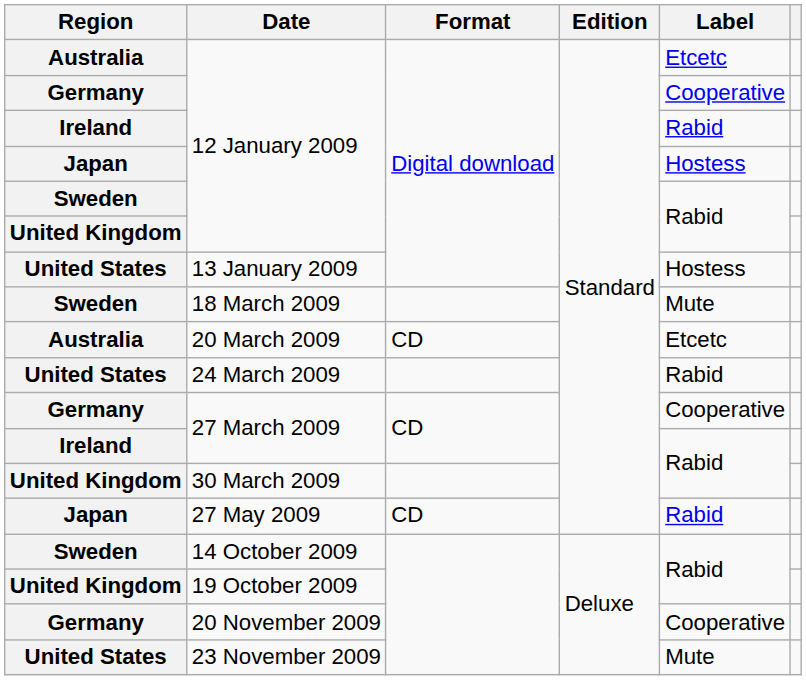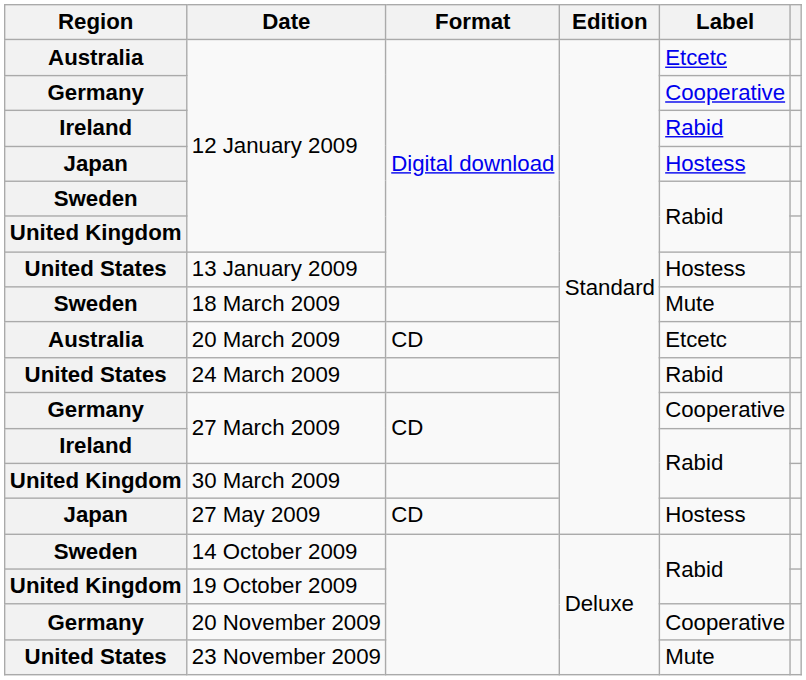(694, 515) Rabid -> (705, 515) Hostess
